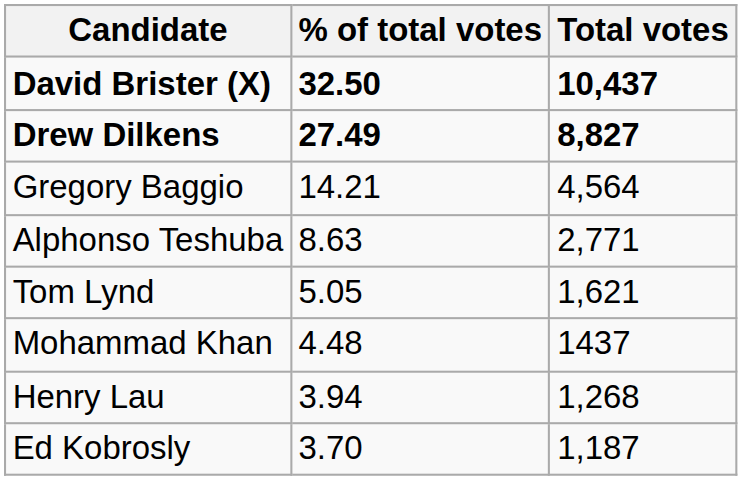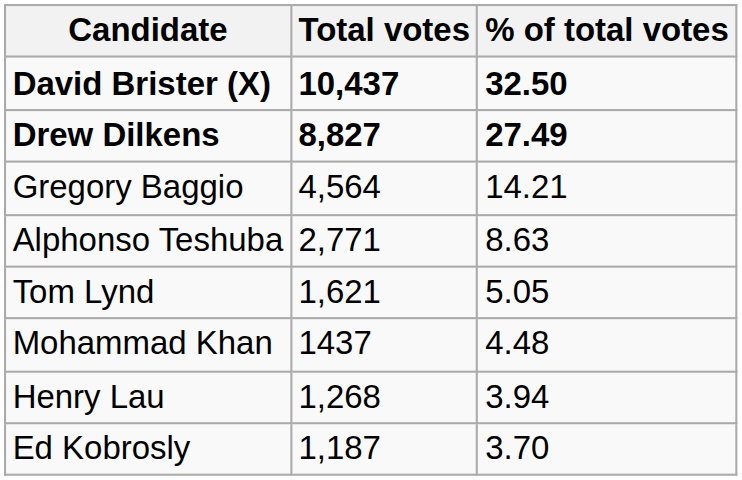columns swapped: (643, 30) <-> (420, 30)
